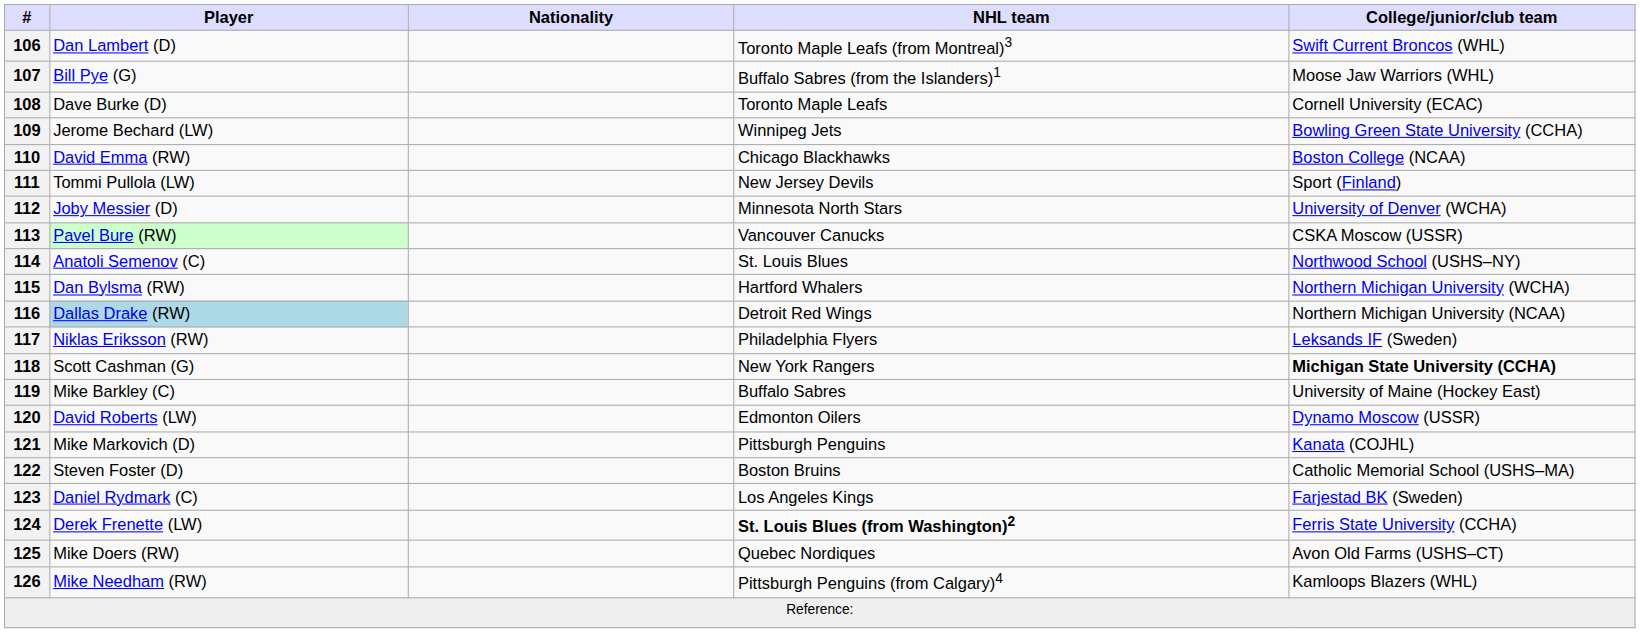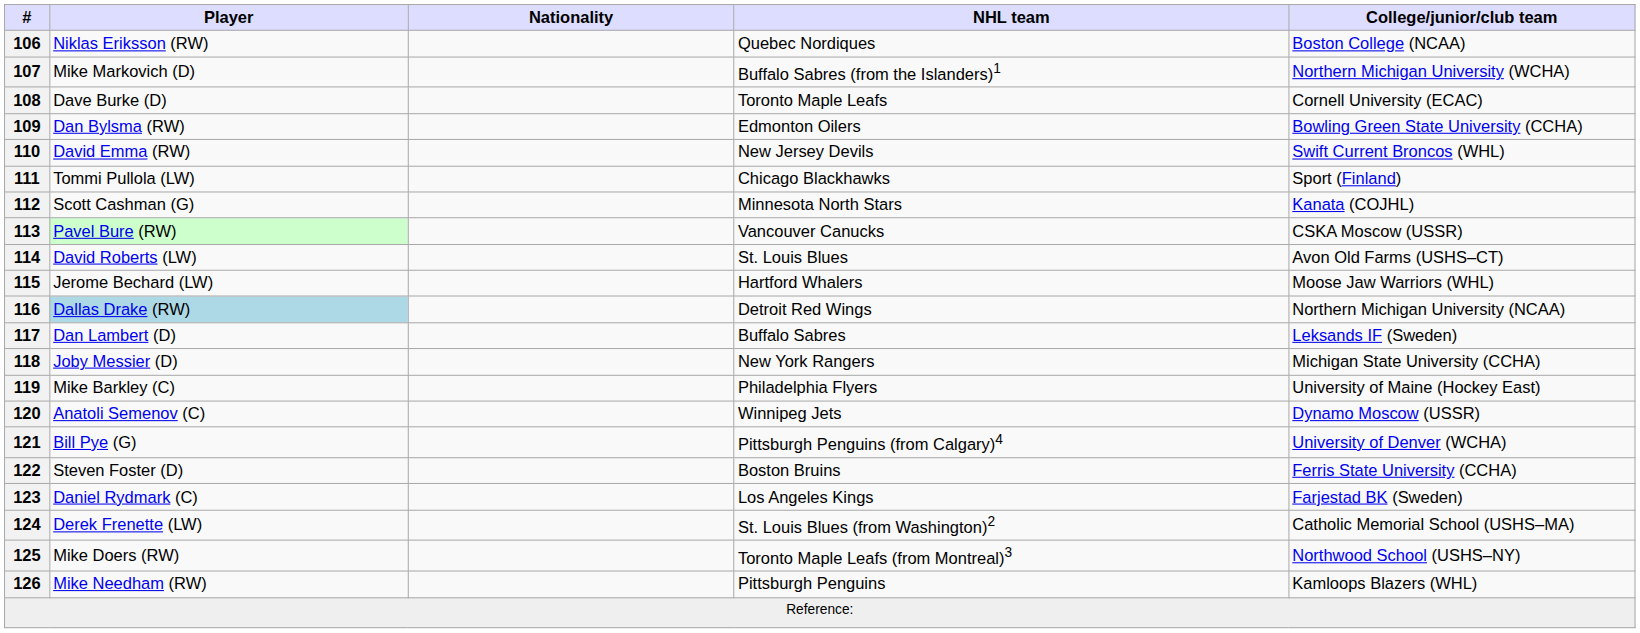(115, 45) Dan Lambert (D) -> (131, 43) Niklas Eriksson (RW)
(875, 45) Toronto Maple Leafs (from Montreal)3 -> (807, 43) Quebec Nordiques
(1399, 45) Swift Current Broncos (WHL) -> (1379, 43) Boston College (NCAA)
(95, 76) Bill Pye (G) -> (124, 72) Mike Markovich (D)
(1393, 76) Moose Jaw Warriors (WHL) -> (1431, 72) Northern Michigan University (WCHA)
(133, 131) Jerome Bechard (LW) -> (119, 126) Dan Bylsma (RW)
(790, 131) Winnipeg Jets -> (799, 126) Edmonton Oilers
(814, 157) Chicago Blackhawks -> (806, 152) New Jersey Devils
(1379, 157) Boston College (NCAA) -> (1399, 152) Swift Current Broncos (WHL)
(806, 183) New Jersey Devils -> (814, 178) Chicago Blackhawks
(115, 209) Joby Messier (D) -> (124, 204) Scott Cashman (G)
(1399, 209) University of Denver (WCHA) -> (1353, 204) Kanata (COJHL)
(129, 261) Anatoli Semenov (C) -> (125, 257) David Roberts (LW)
(1406, 261) Northwood School (USHS–NY) -> (1398, 257) Avon Old Farms (USHS–CT)
(119, 287) Dan Bylsma (RW) -> (133, 283) Jerome Bechard (LW)
(1431, 287) Northern Michigan University (WCHA) -> (1393, 283) Moose Jaw Warriors (WHL)
(131, 340) Niklas Eriksson (RW) -> (115, 335) Dan Lambert (D)
(808, 340) Philadelphia Flyers -> (792, 335) Buffalo Sabres
(124, 366) Scott Cashman (G) -> (115, 361) Joby Messier (D)
(1424, 366) bold -> (1416, 361) normal
(792, 392) Buffalo Sabres -> (808, 387) Philadelphia Flyers
(125, 418) David Roberts (LW) -> (129, 414) Anatoli Semenov (C)
(799, 418) Edmonton Oilers -> (790, 414) Winnipeg Jets
(124, 444) Mike Markovich (D) -> (95, 442) Bill Pye (G)
(812, 444) Pittsburgh Penguins -> (870, 442) Pittsburgh Penguins (from Calgary)4
(1353, 444) Kanata (COJHL) -> (1399, 442) University of Denver (WCHA)
(1433, 470) Catholic Memorial School (USHS–MA) -> (1404, 470) Ferris State University (CCHA)
(876, 525) bold -> (866, 525) normal
(1404, 525) Ferris State University (CCHA) -> (1433, 525) Catholic Memorial School (USHS–MA)
(807, 553) Quebec Nordiques -> (875, 555) Toronto Maple Leafs (from Montreal)3
(1398, 553) Avon Old Farms (USHS–CT) -> (1406, 555) Northwood School (USHS–NY)
(870, 582) Pittsburgh Penguins (from Calgary)4 -> (812, 584) Pittsburgh Penguins
